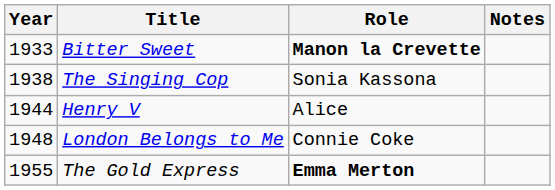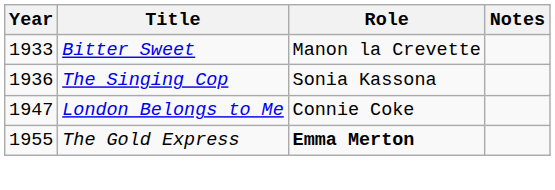(387, 50) bold -> (387, 50) normal
(31, 80) 1938 -> (31, 80) 1936
- row: (101, 110)
(31, 140) 1948 -> (31, 110) 1947
